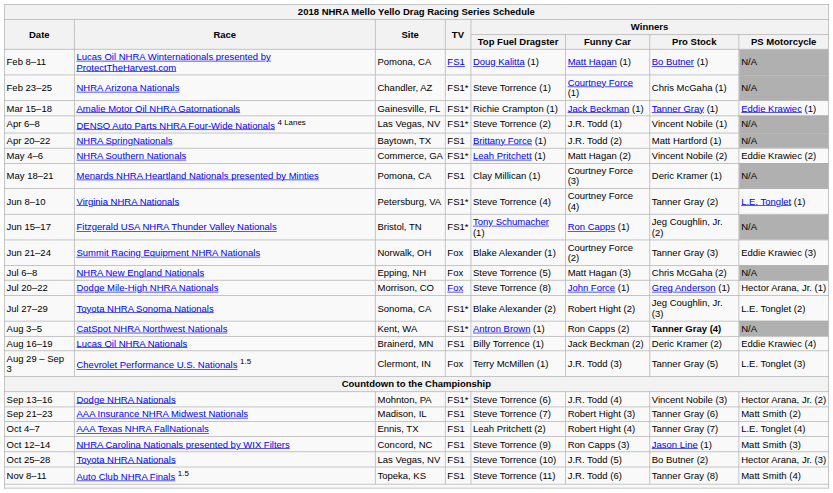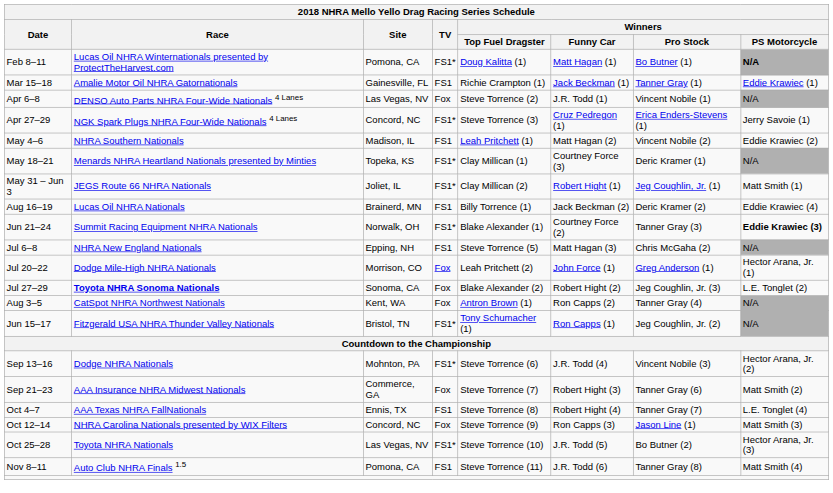(456, 63) FS1 -> (445, 63) FS1*
(749, 63) normal -> (751, 63) bold
- row: (29, 88)
(458, 108) FS1* -> (443, 83) FS1
(458, 125) FS1* -> (443, 99) Fox
- row: (28, 141)
+ row: (28, 121)
(410, 156) Commerce, GA -> (390, 141) Madison, IL
(458, 156) FS1* -> (443, 141) FS1
(404, 176) Pomona, CA -> (390, 161) Topeka, KS
(456, 176) FS1 -> (445, 161) FS1*
+ row: (35, 187)
- row: (26, 202)
rows swapped: (29, 227) <-> (30, 344)
(455, 253) Fox -> (445, 227) FS1*
(779, 253) normal -> (782, 227) bold
(455, 273) Fox -> (443, 248) FS1
(512, 288) Steve Torrence (8) -> (497, 268) Leah Pritchett (2)
(145, 309) normal -> (147, 288) bold
(458, 309) FS1* -> (443, 288) Fox
(458, 329) FS1* -> (443, 303) Fox
(687, 329) bold -> (669, 303) normal
- row: (35, 364)
(402, 415) Madison, IL -> (390, 390) Commerce, GA
(456, 415) FS1 -> (443, 390) Fox
(509, 430) Leah Pritchett (2) -> (499, 410) Steve Torrence (8)
(456, 445) FS1 -> (443, 425) Fox
(456, 460) FS1 -> (445, 445) FS1*
(402, 476) Topeka, KS -> (392, 467) Pomona, CA
